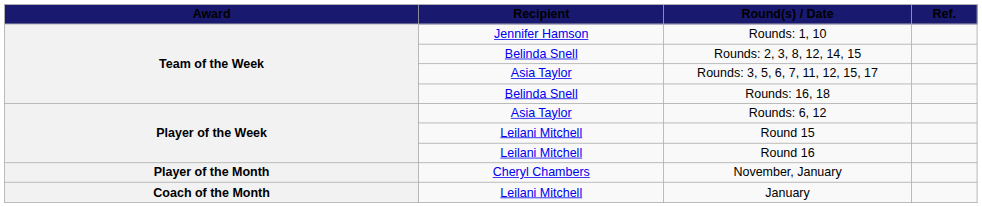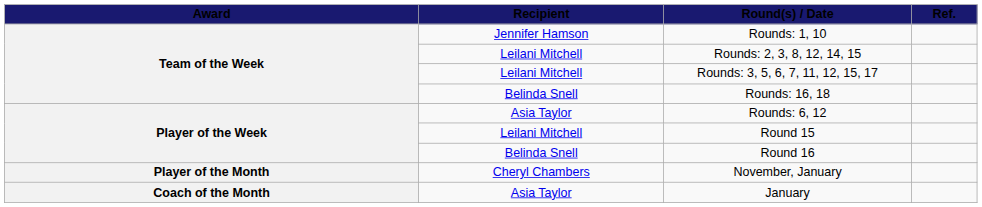(541, 53) Belinda Snell -> (541, 53) Leilani Mitchell
(541, 73) Asia Taylor -> (541, 73) Leilani Mitchell
(541, 152) Leilani Mitchell -> (541, 152) Belinda Snell
(541, 192) Leilani Mitchell -> (541, 192) Asia Taylor
